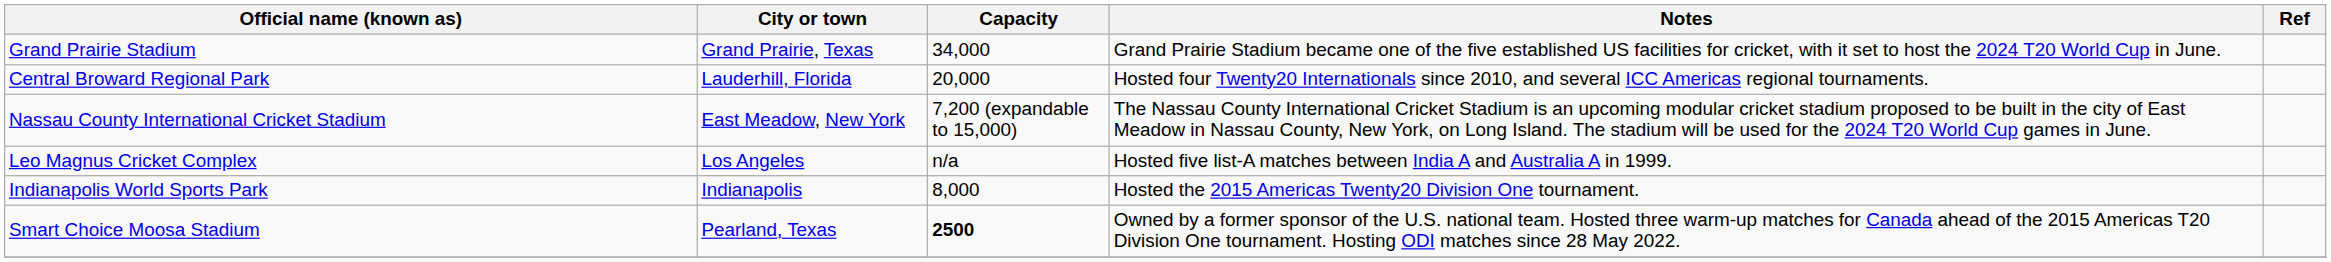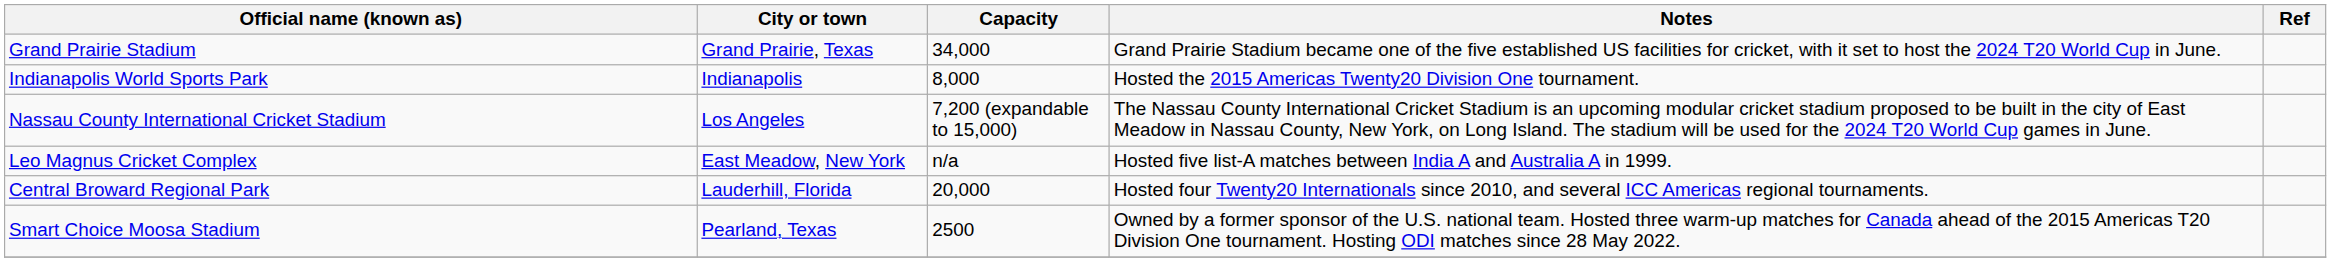rows swapped: (139, 79) <-> (138, 190)
(803, 119) East Meadow, New York -> (753, 119) Los Angeles
(753, 160) Los Angeles -> (803, 160) East Meadow, New York
(953, 230) bold -> (953, 230) normal
